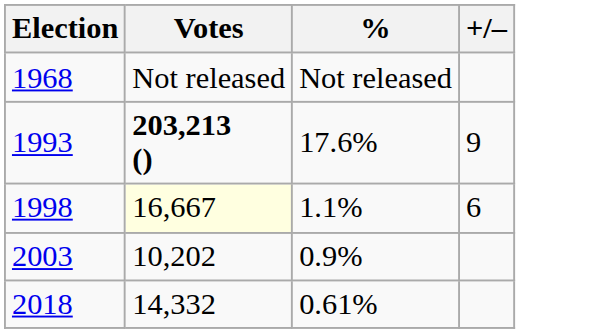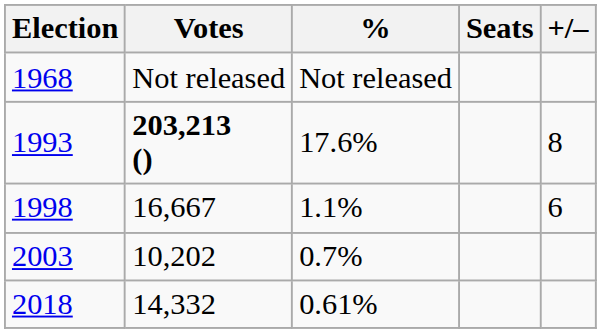+ column: (500, 28)
(474, 142) 9 -> (555, 142) 8
(174, 207) lightyellow background -> (174, 207) no background
(331, 255) 0.9% -> (331, 255) 0.7%
